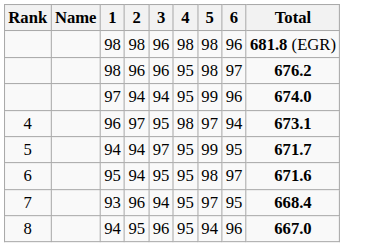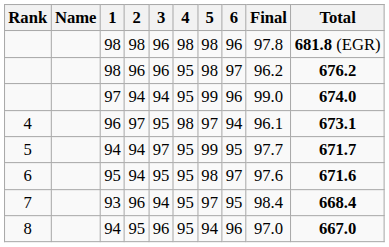+ column: (268, 17)
